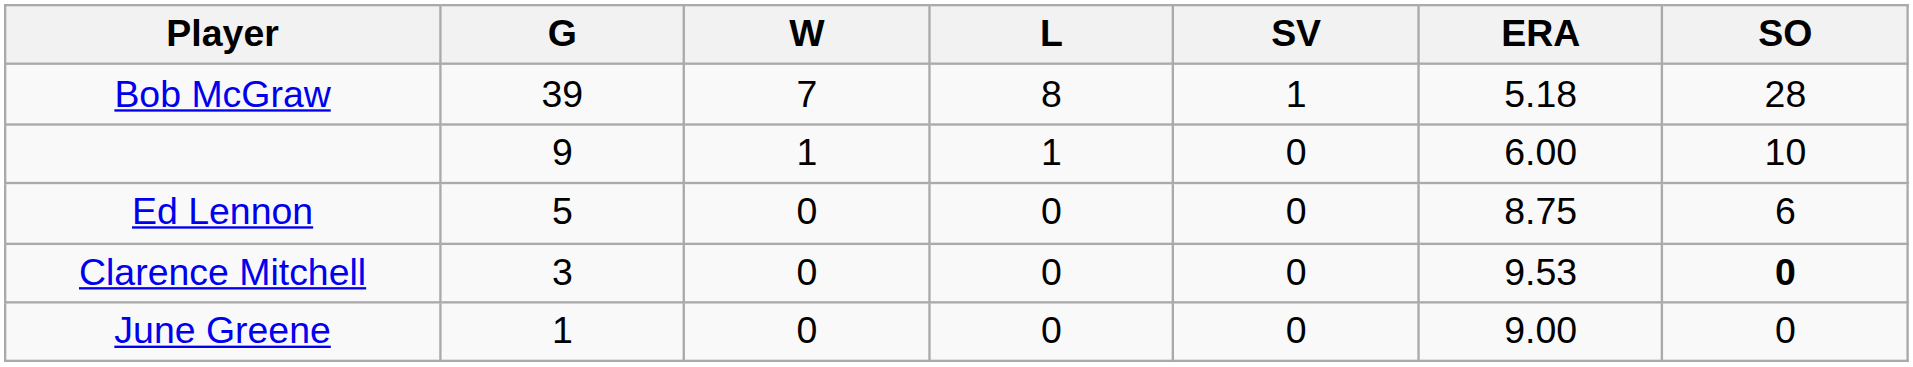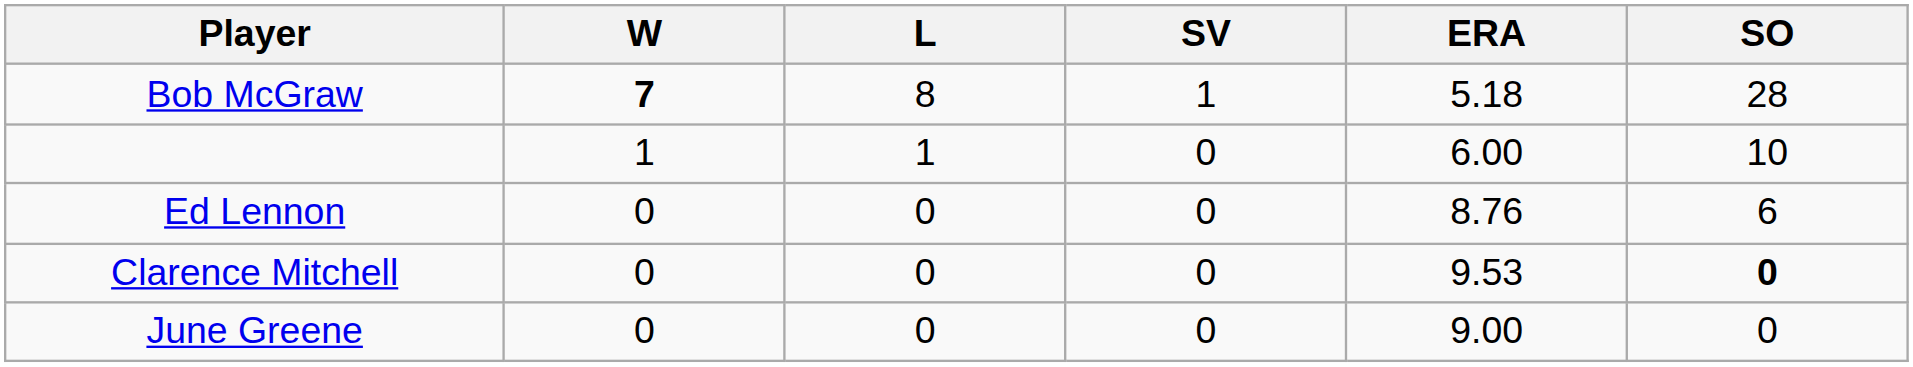- column: (562, 34)
(807, 93) normal -> (645, 93) bold
(1541, 212) 8.75 -> (1487, 212) 8.76
